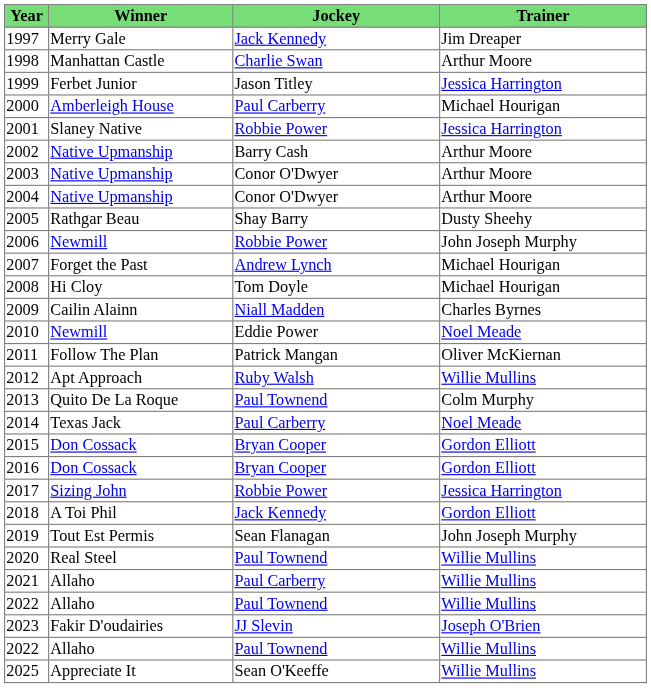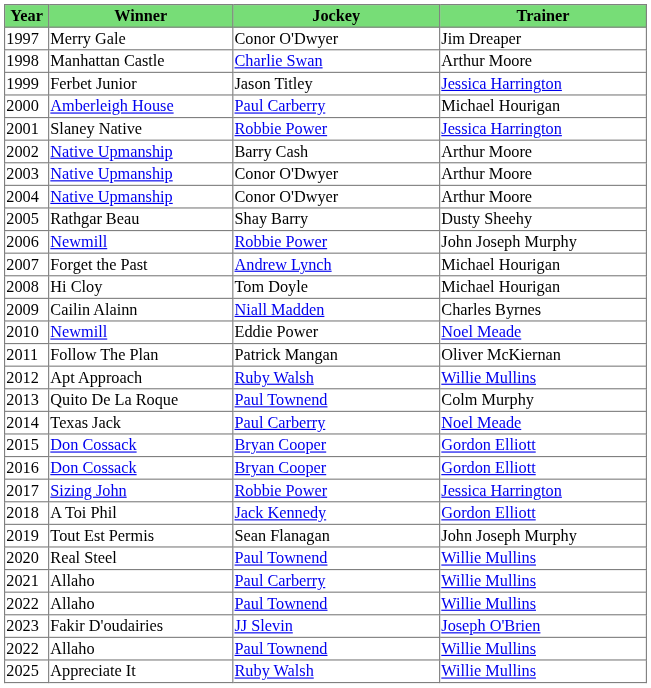(280, 38) Jack Kennedy -> (286, 38) Conor O'Dwyer
(282, 671) Sean O'Keeffe -> (274, 671) Ruby Walsh
